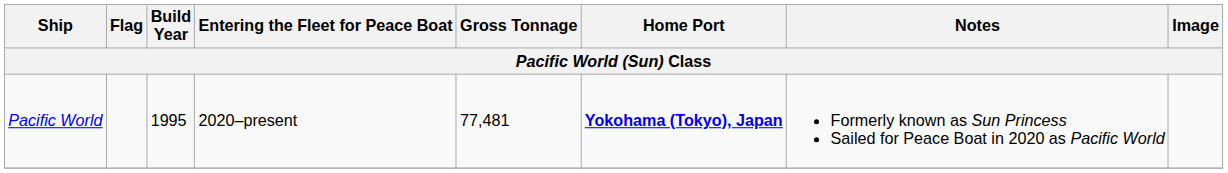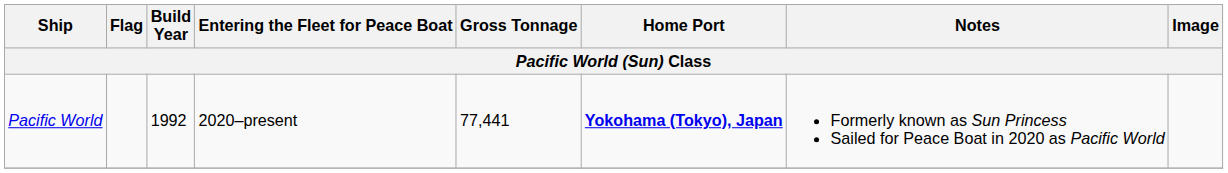(169, 121) 1995 -> (169, 121) 1992
(485, 121) 77,481 -> (485, 121) 77,441
